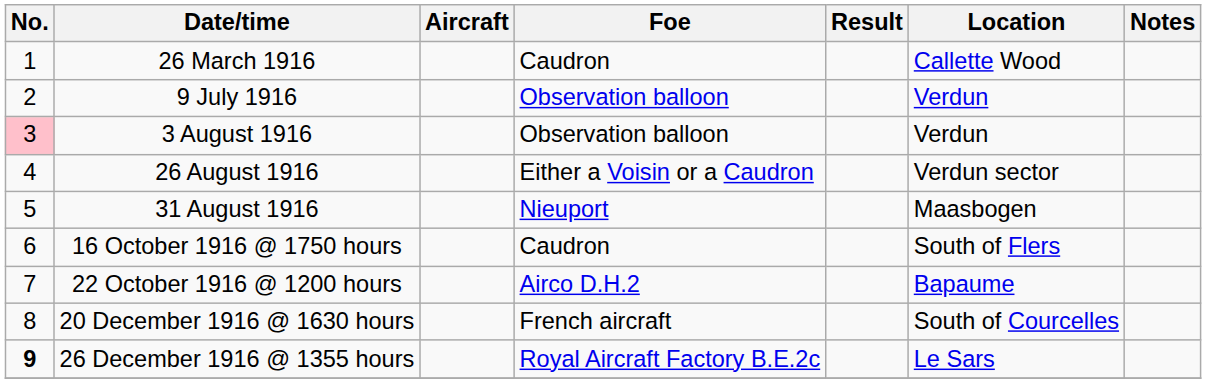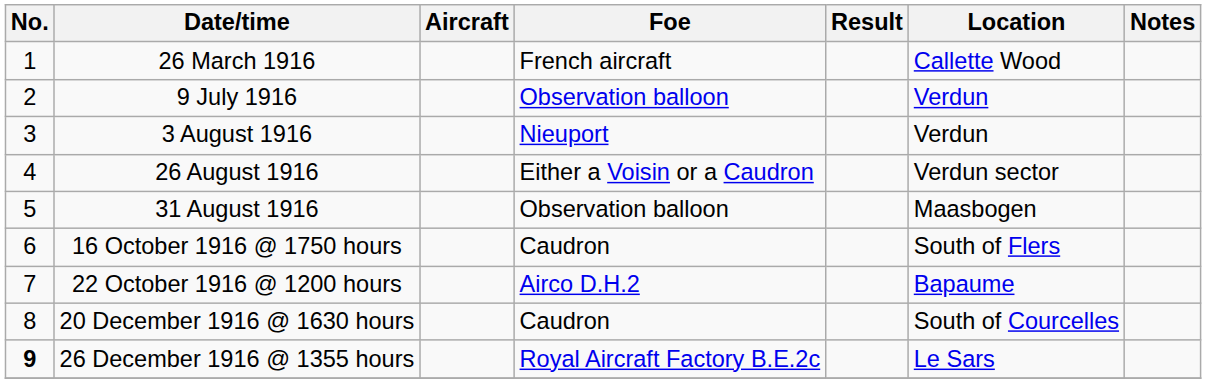(565, 60) Caudron -> (595, 60) French aircraft
(30, 135) pink background -> (30, 135) no background
(624, 135) Observation balloon -> (564, 135) Nieuport
(564, 209) Nieuport -> (624, 209) Observation balloon
(595, 321) French aircraft -> (565, 321) Caudron
